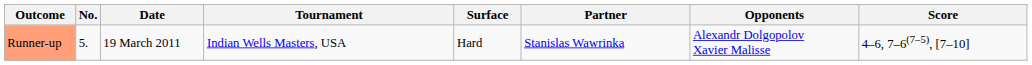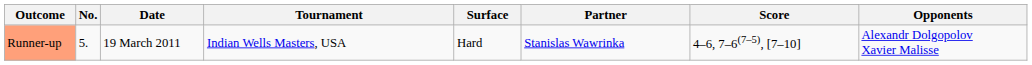columns swapped: (774, 14) <-> (943, 14)
